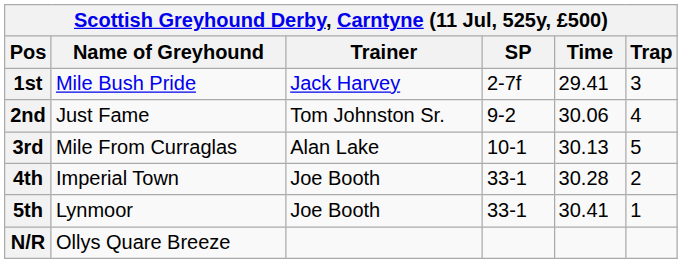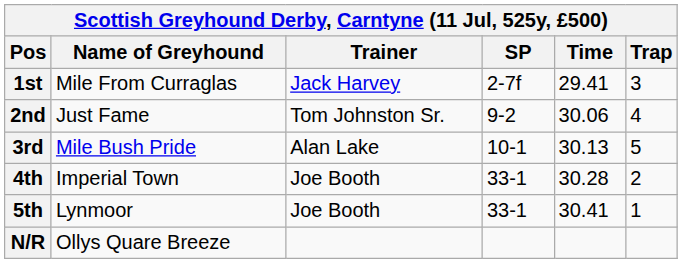(126, 83) Mile Bush Pride -> (147, 83) Mile From Curraglas
(147, 147) Mile From Curraglas -> (126, 147) Mile Bush Pride
